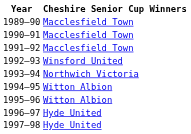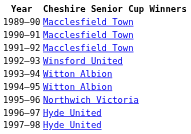(91, 74) Northwich Victoria -> (78, 74) Witton Albion
(78, 100) Witton Albion -> (91, 100) Northwich Victoria
